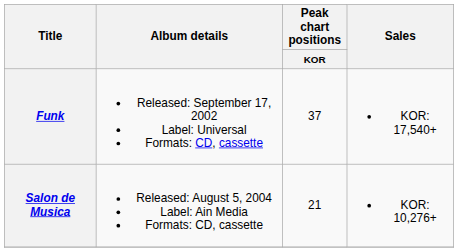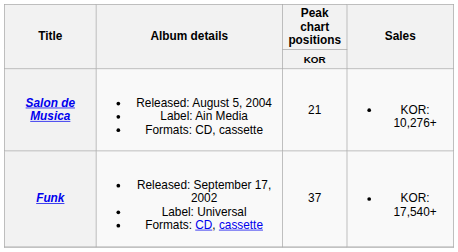rows swapped: (50, 116) <-> (50, 205)
